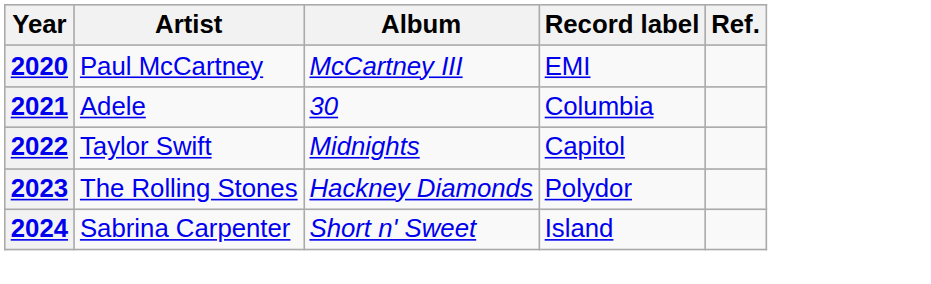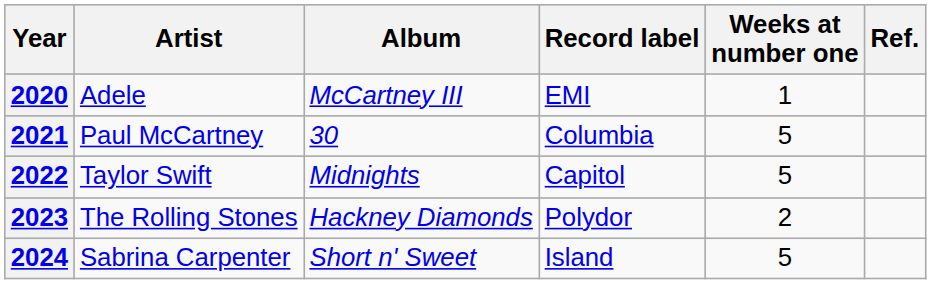+ column: (785, 39)
(172, 65) Paul McCartney -> (113, 94) Adele
(113, 106) Adele -> (172, 135) Paul McCartney
